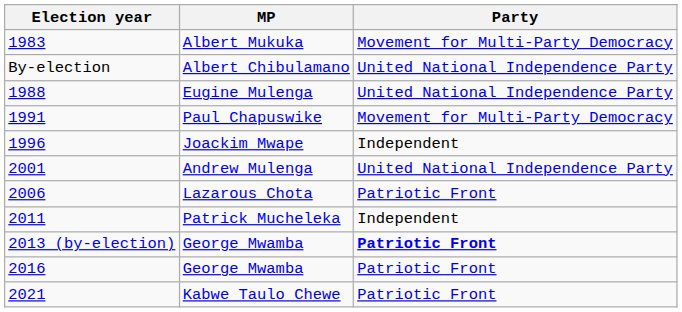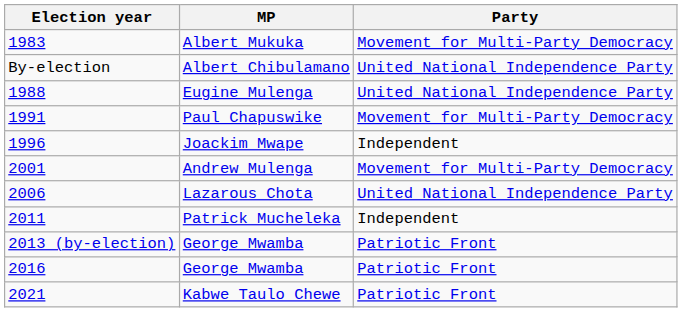(515, 168) United National Independence Party -> (515, 168) Movement for Multi-Party Democracy
(427, 194) Patriotic Front -> (515, 194) United National Independence Party
(427, 244) bold -> (427, 244) normal
